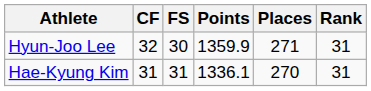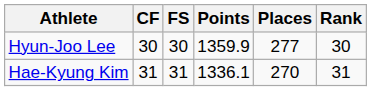(148, 46) 32 -> (148, 46) 30
(285, 46) 271 -> (285, 46) 277
(341, 46) 31 -> (341, 46) 30
